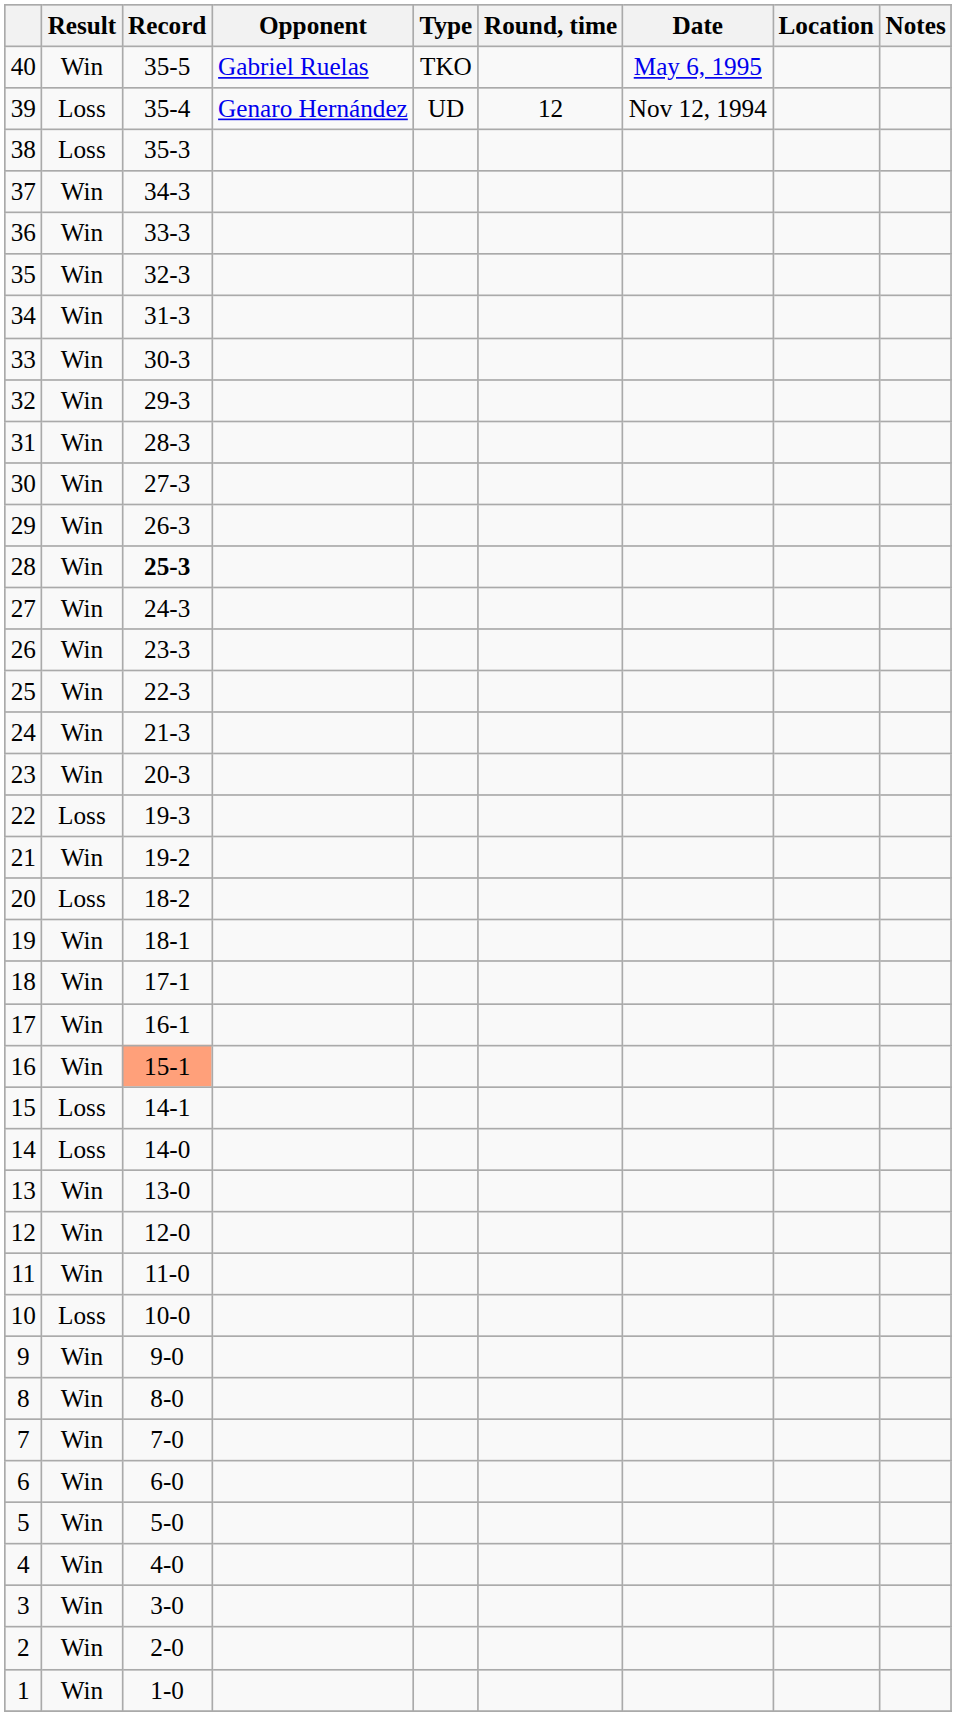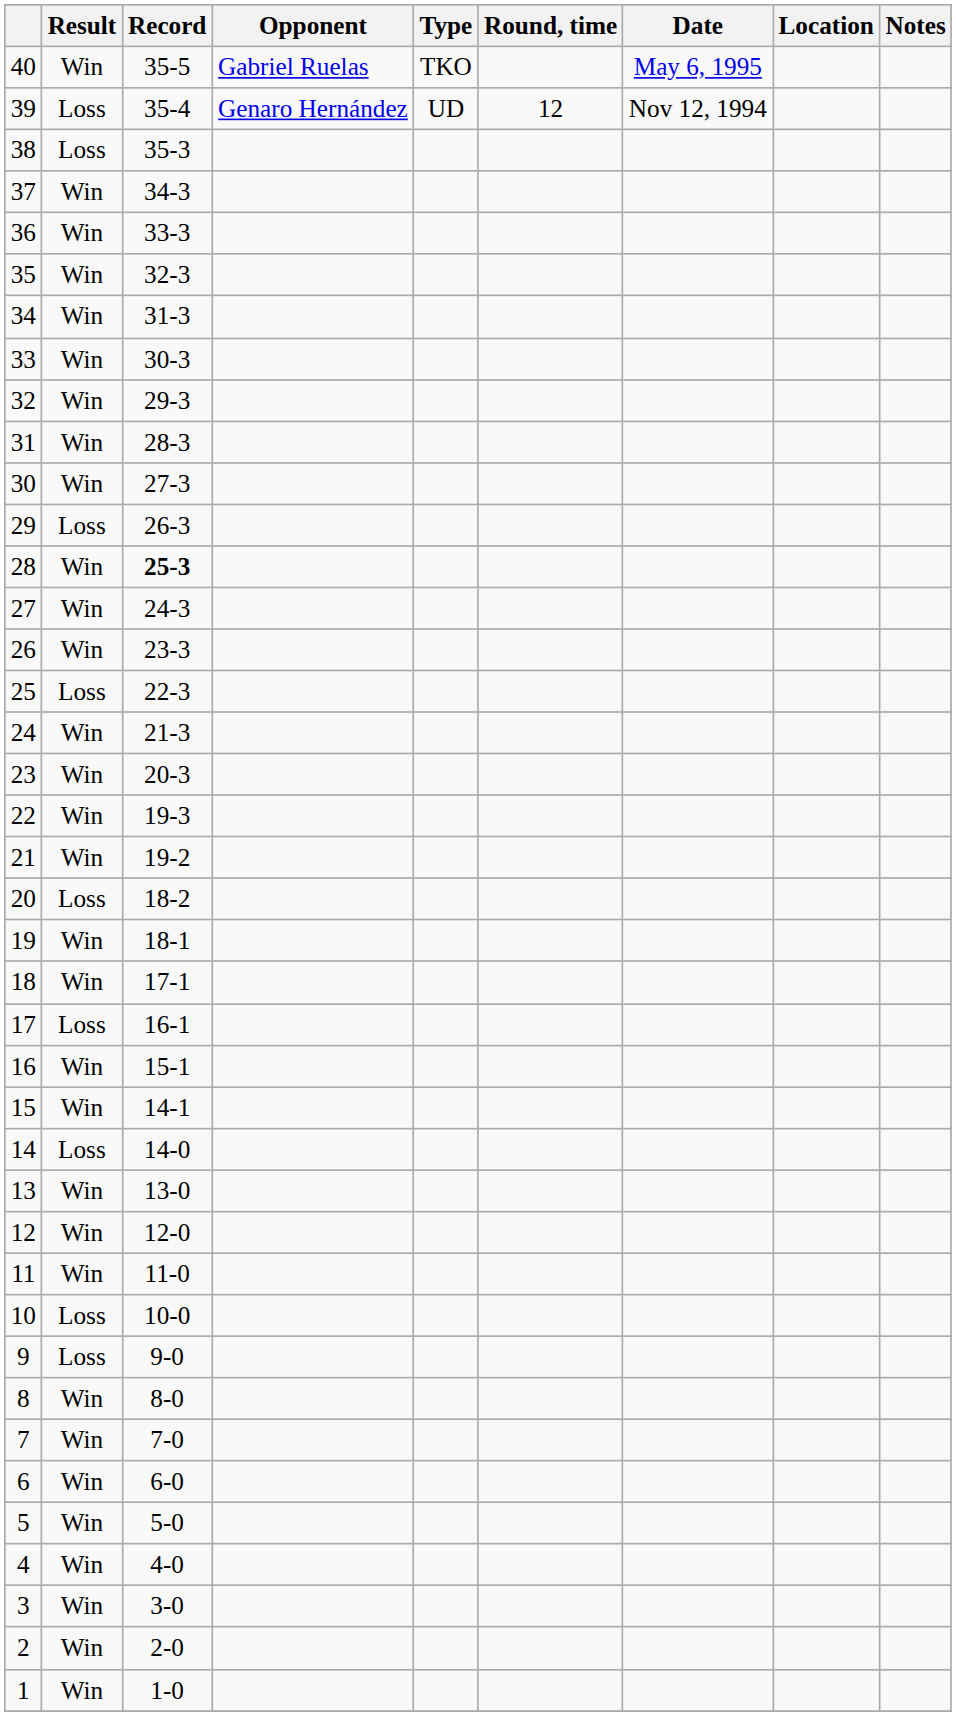(82, 524) Win -> (82, 524) Loss
(82, 691) Win -> (82, 691) Loss
(82, 815) Loss -> (82, 815) Win
(82, 1023) Win -> (82, 1023) Loss
(167, 1065) lightsalmon background -> (167, 1065) no background
(82, 1107) Loss -> (82, 1107) Win
(82, 1356) Win -> (82, 1356) Loss
